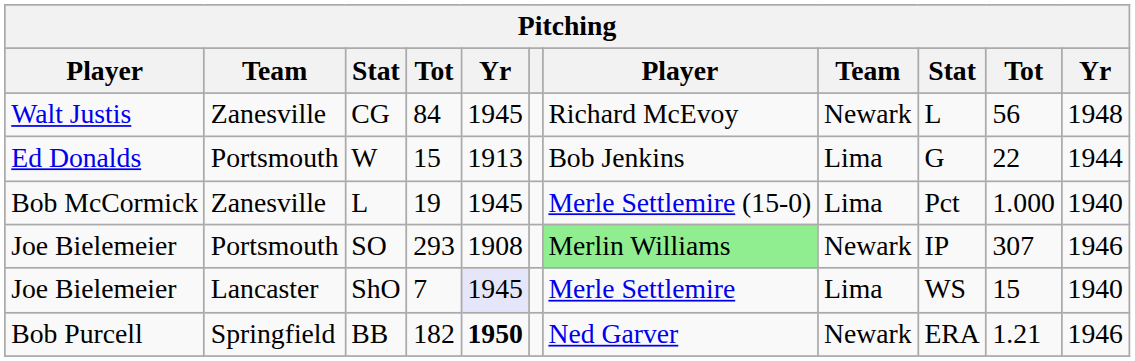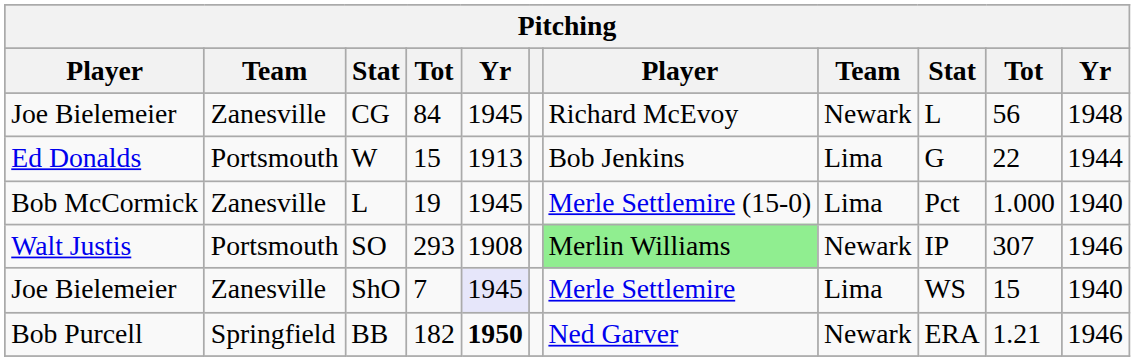(71, 114) Walt Justis -> (94, 114) Joe Bielemeier
(94, 245) Joe Bielemeier -> (71, 245) Walt Justis
(265, 289) Lancaster -> (268, 289) Zanesville
